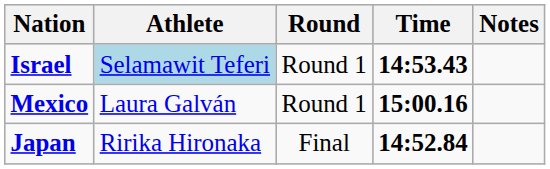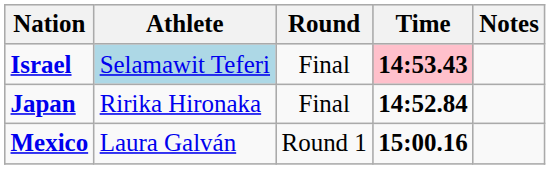(324, 63) Round 1 -> (324, 63) Final
(423, 63) no background -> (423, 63) pink background
rows swapped: (49, 103) <-> (43, 143)
